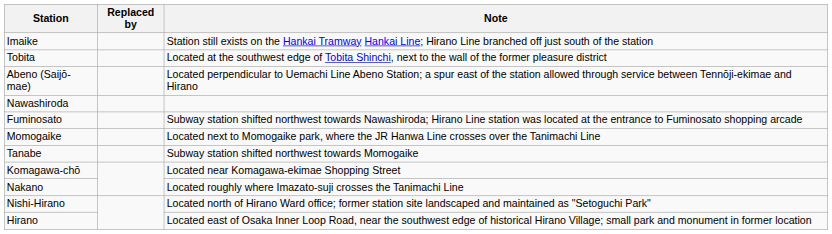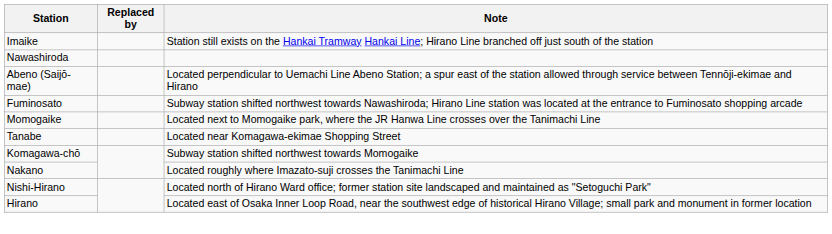- row: (21, 58)
rows swapped: (39, 80) <-> (38, 103)
(293, 153) Subway station shifted northwest towards Momogaike -> (284, 137) Located near Komagawa-ekimae Shopping Street
(284, 170) Located near Komagawa-ekimae Shopping Street -> (293, 153) Subway station shifted northwest towards Momogaike
